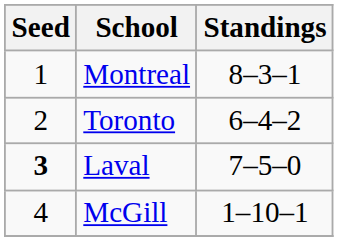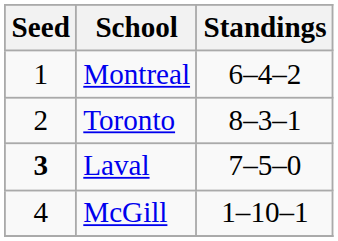(265, 73) 8–3–1 -> (265, 73) 6–4–2
(265, 119) 6–4–2 -> (265, 119) 8–3–1
